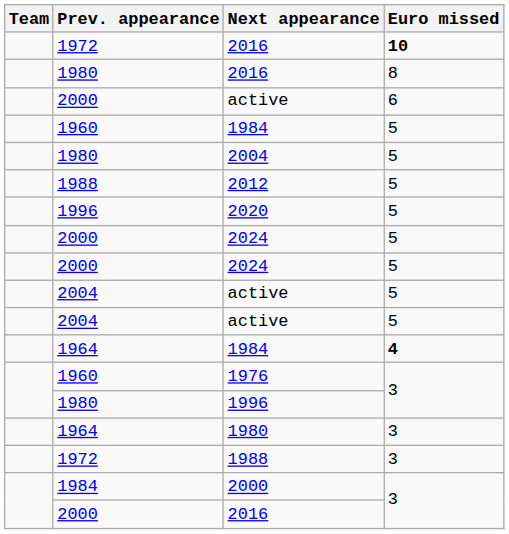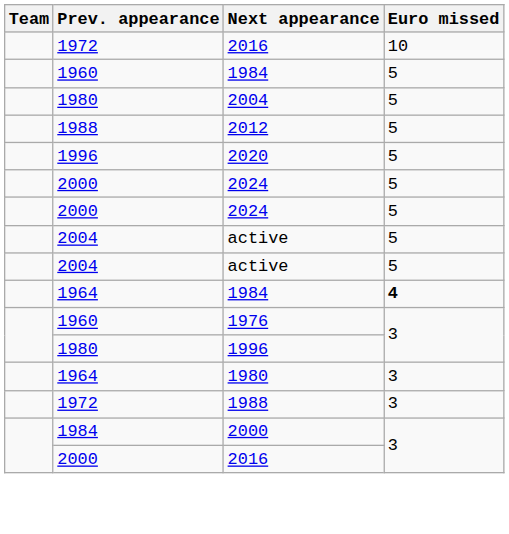(398, 46) bold -> (398, 46) normal
- row: (78, 74)
- row: (78, 101)
